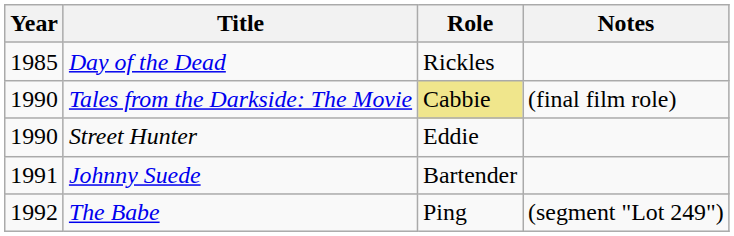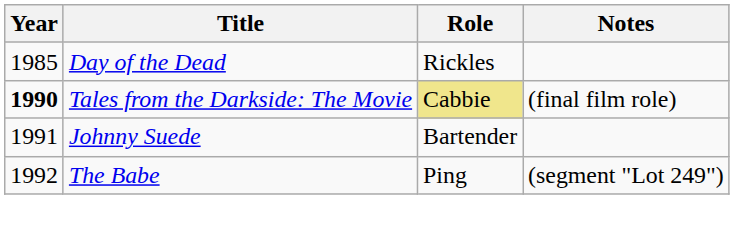(34, 99) normal -> (34, 99) bold
- row: (133, 136)
